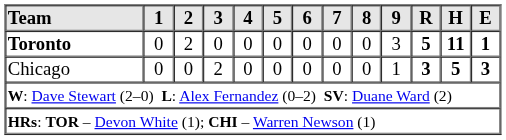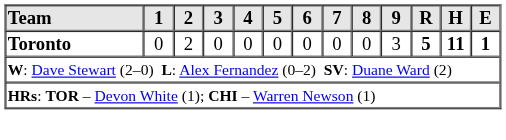- row: (39, 69)
